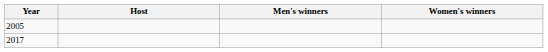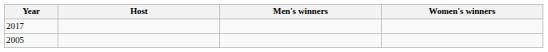rows swapped: (15, 26) <-> (15, 41)
